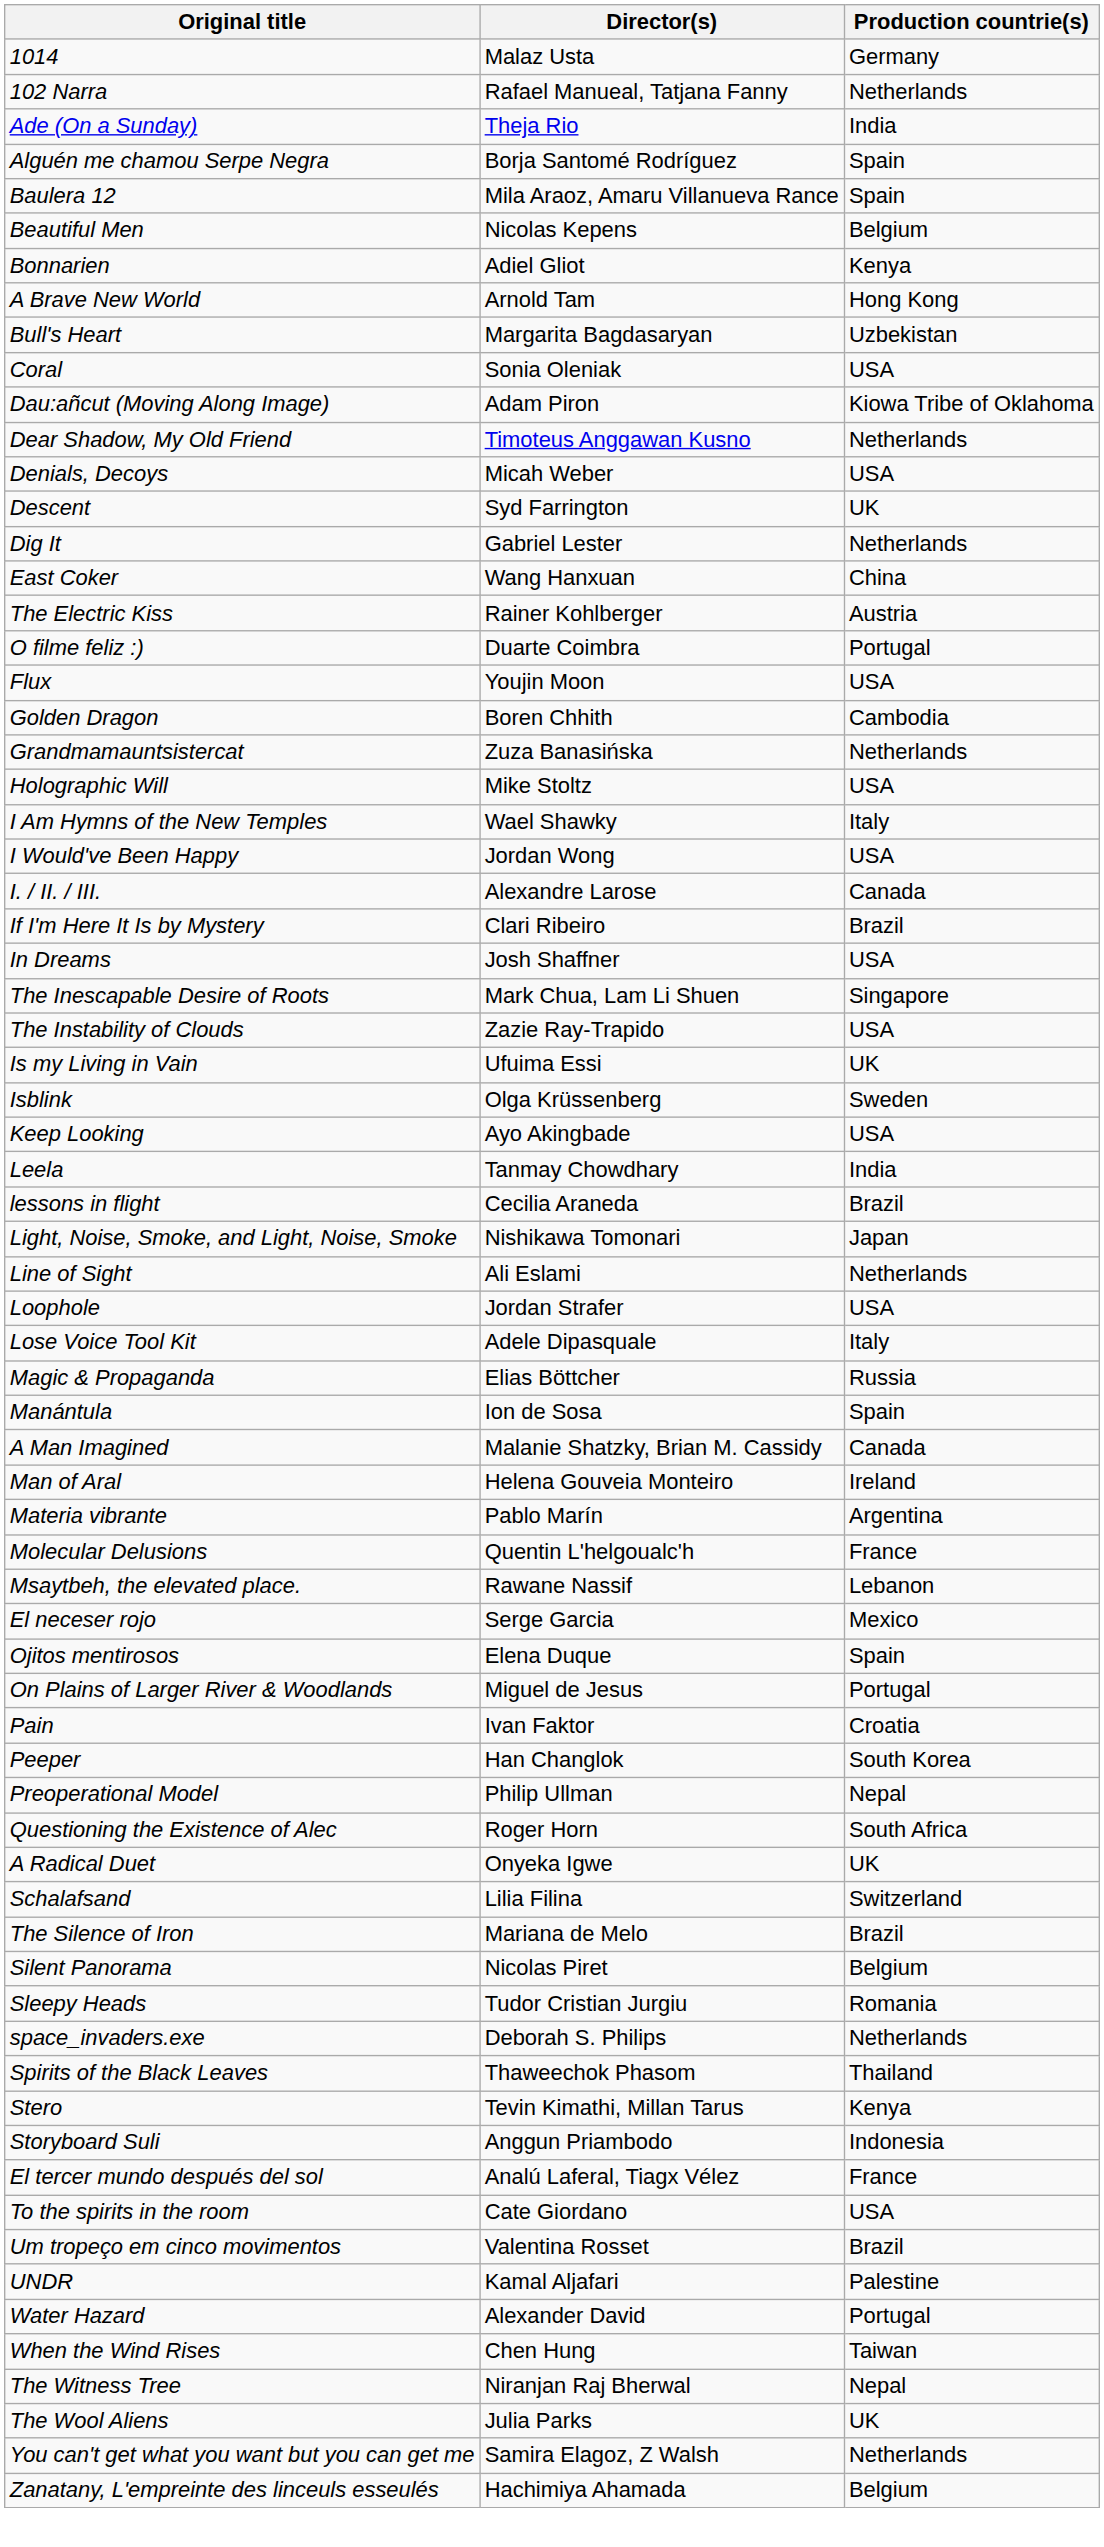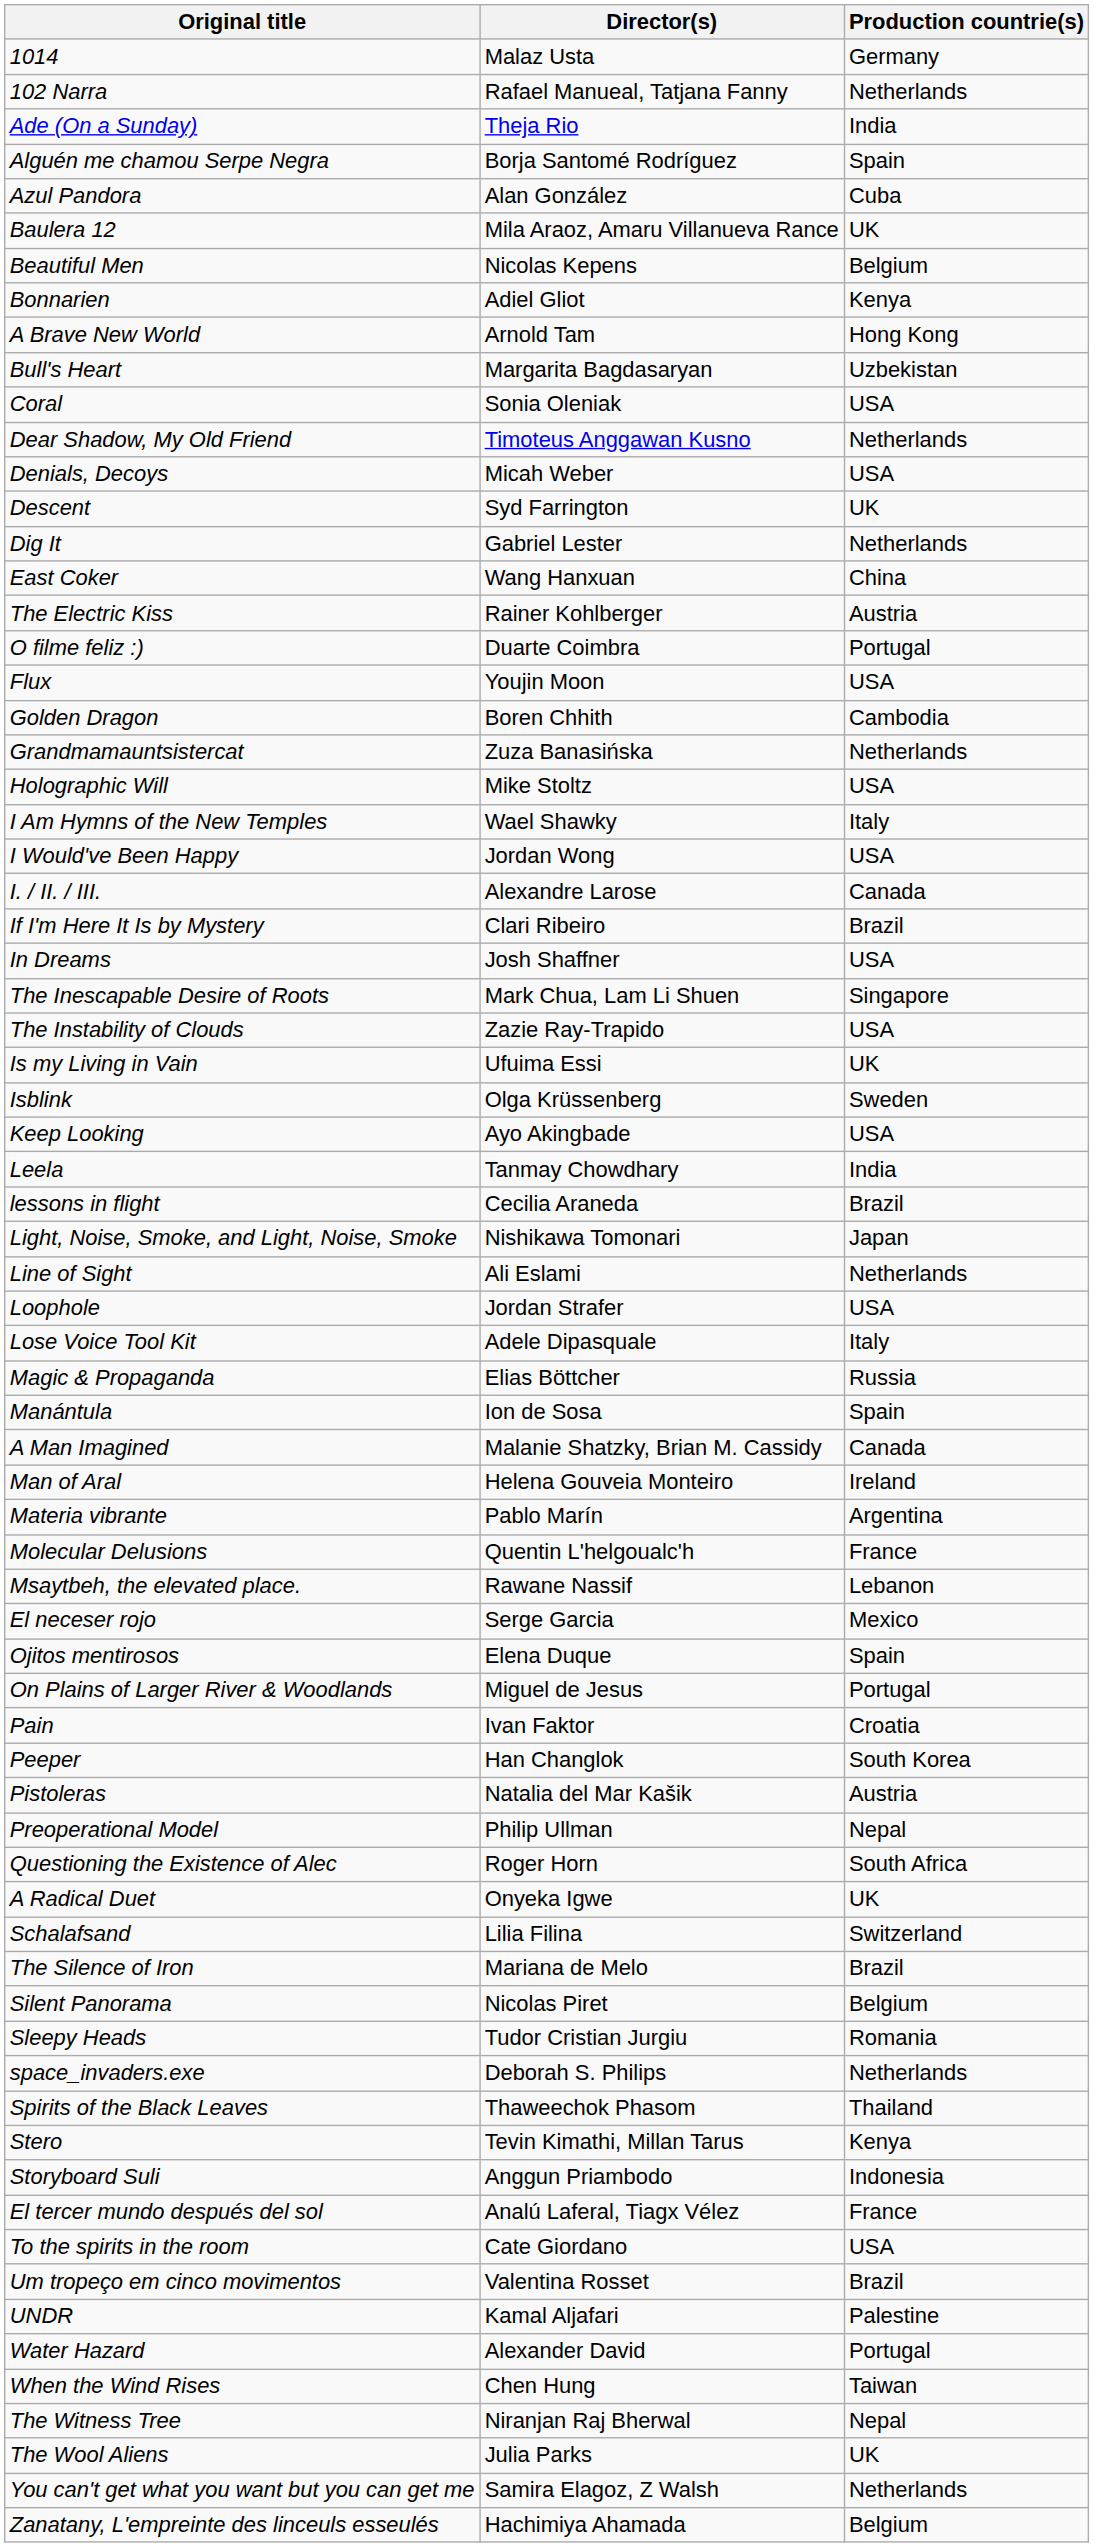+ row: (76, 195)
(877, 195) Spain -> (864, 230) UK
- row: (170, 404)
+ row: (58, 1794)
